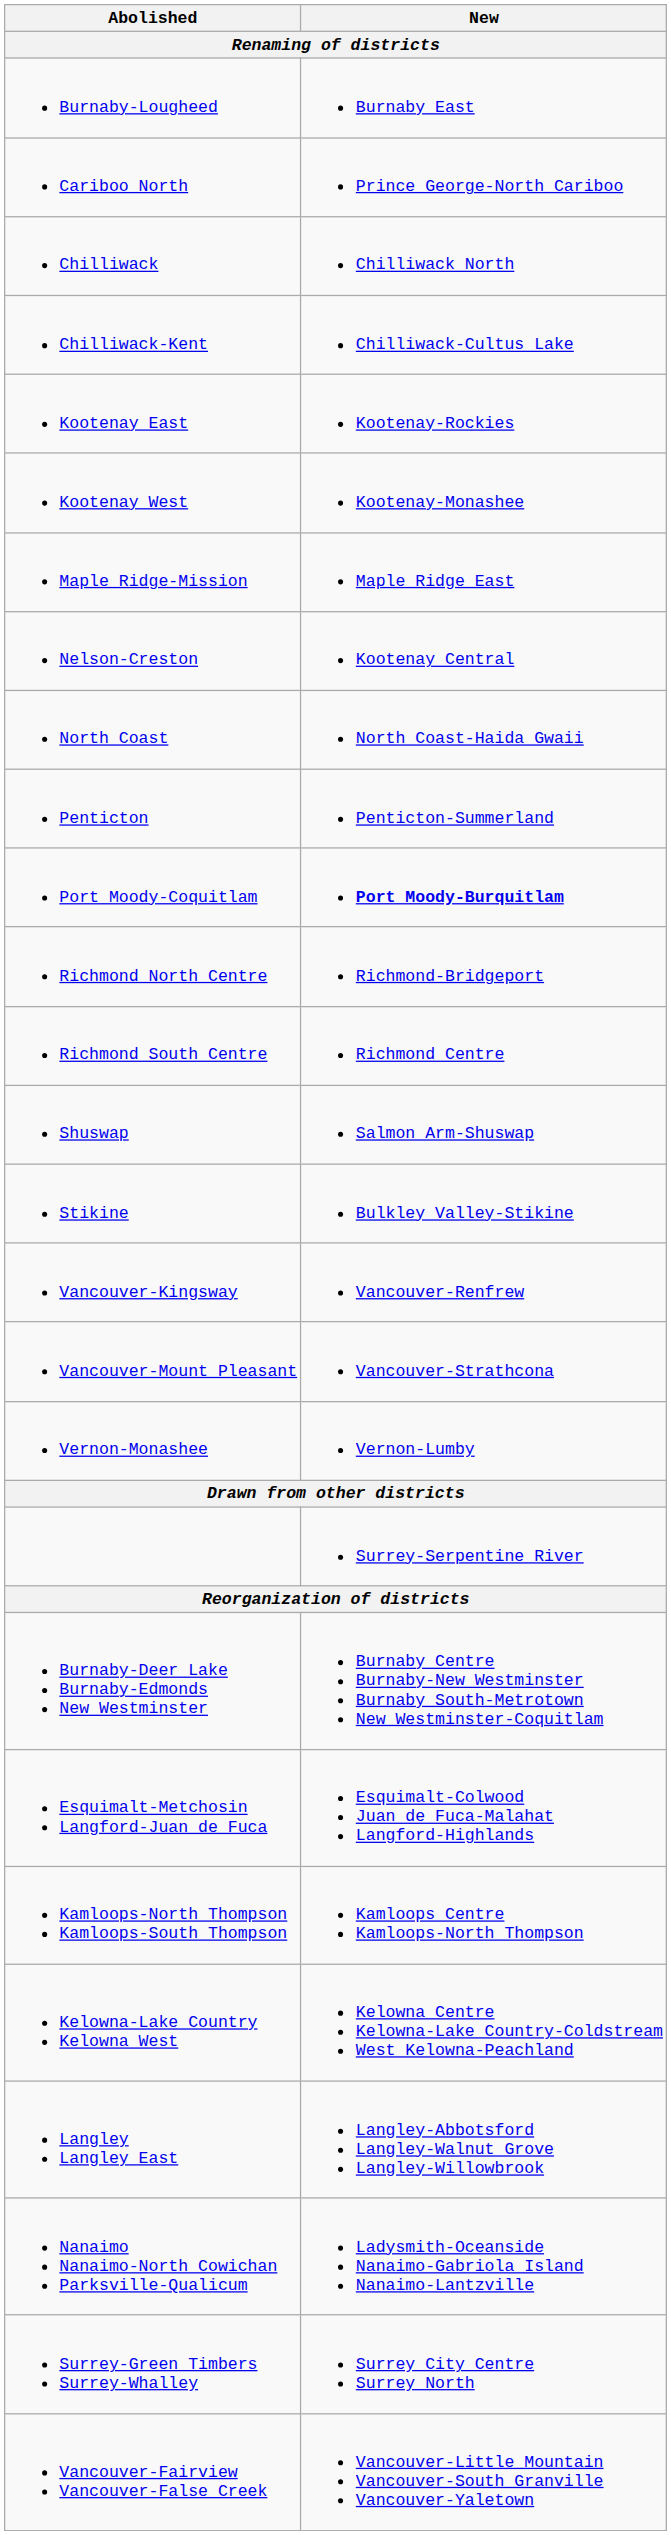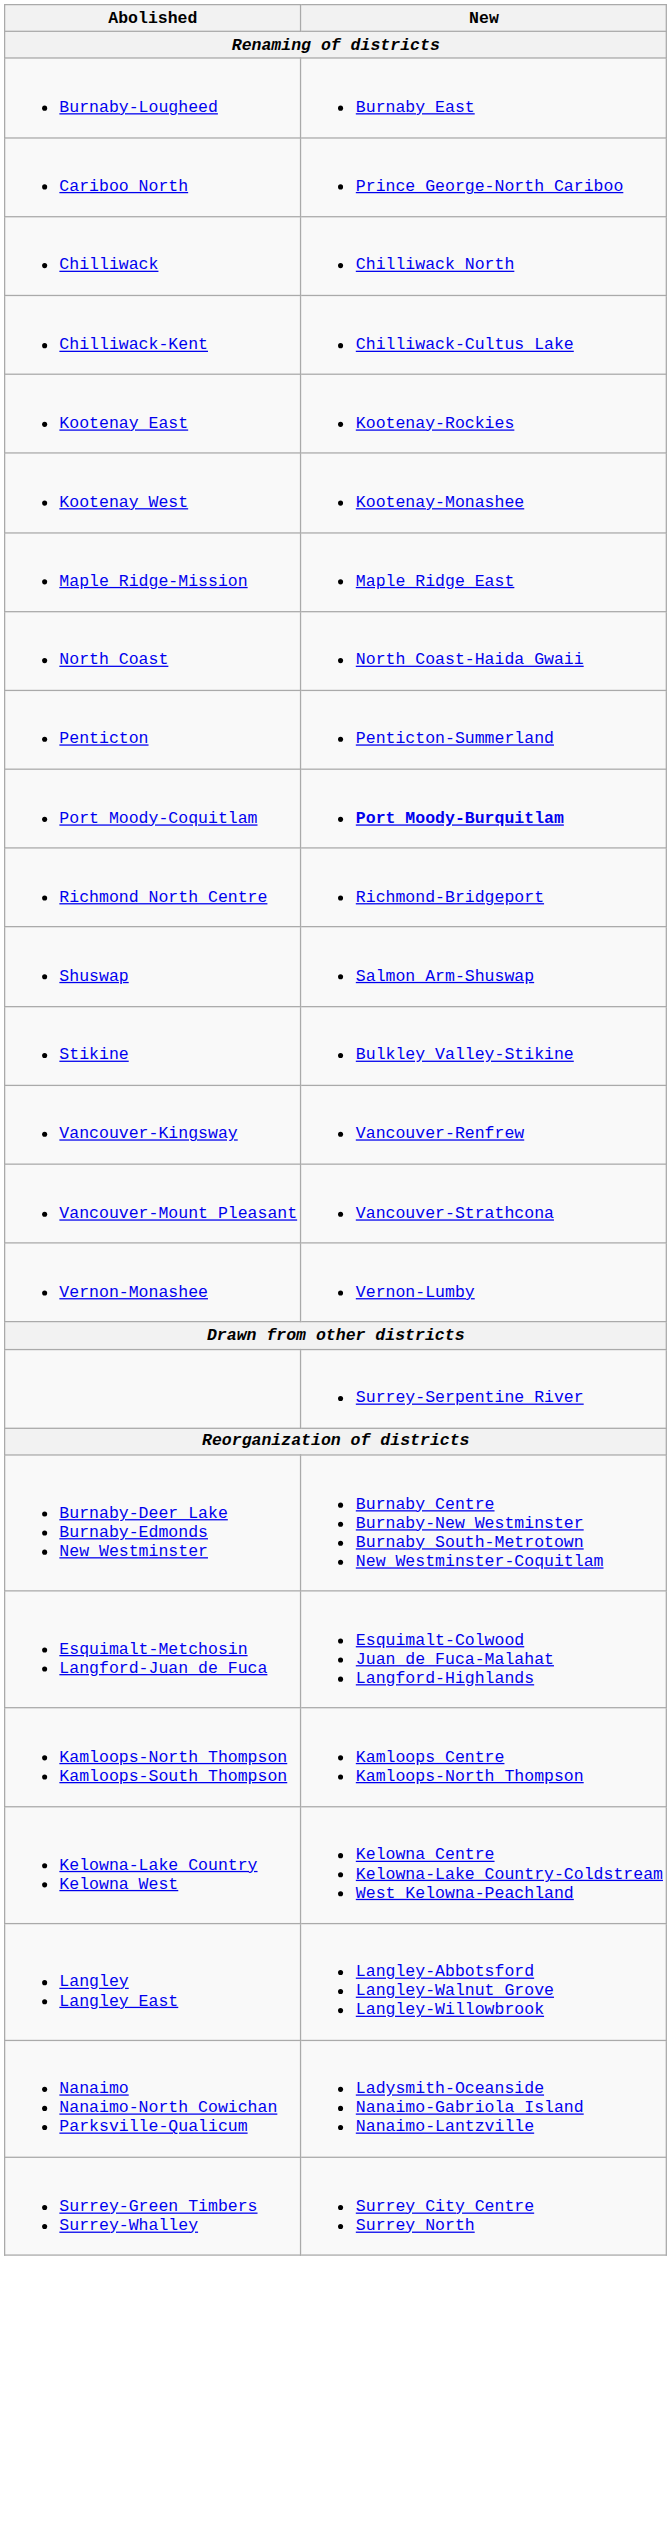- row: (153, 660)
- row: (153, 1055)
- row: (153, 2481)
